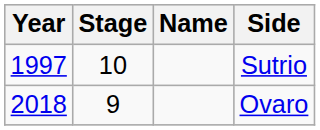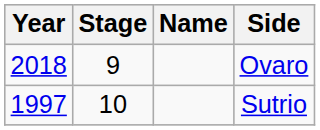rows swapped: (274, 64) <-> (274, 104)
